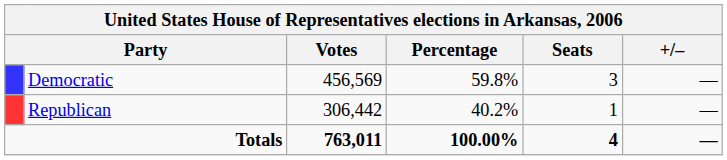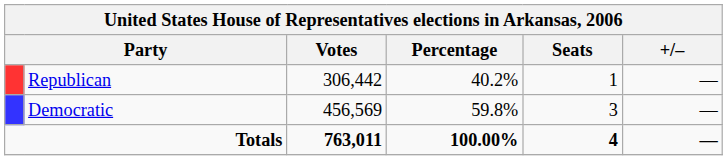rows swapped: (71, 79) <-> (70, 109)
